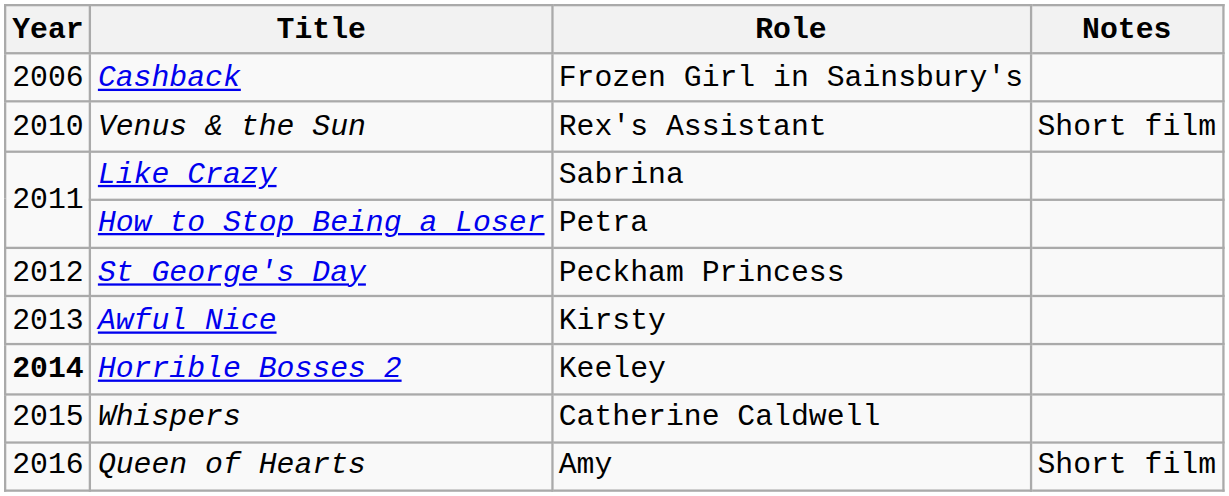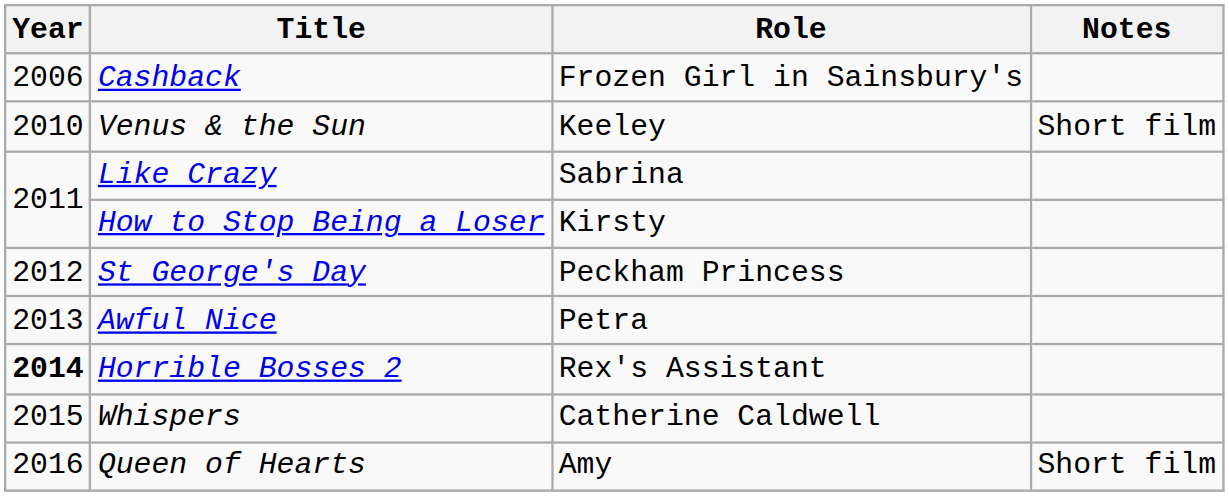(693, 126) Rex's Assistant -> (612, 126) Keeley
(603, 223) Petra -> (612, 223) Kirsty
(612, 321) Kirsty -> (603, 321) Petra
(612, 369) Keeley -> (693, 369) Rex's Assistant
